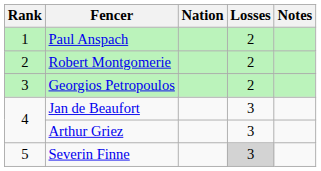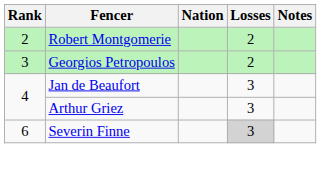- row: (88, 39)
(25, 154) 5 -> (25, 131) 6
